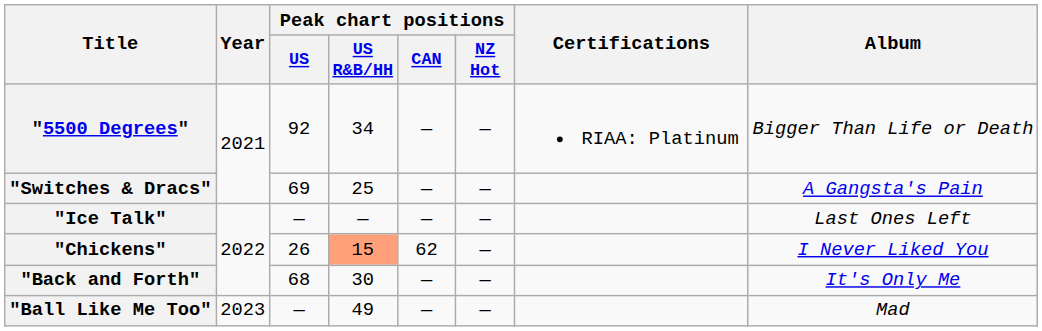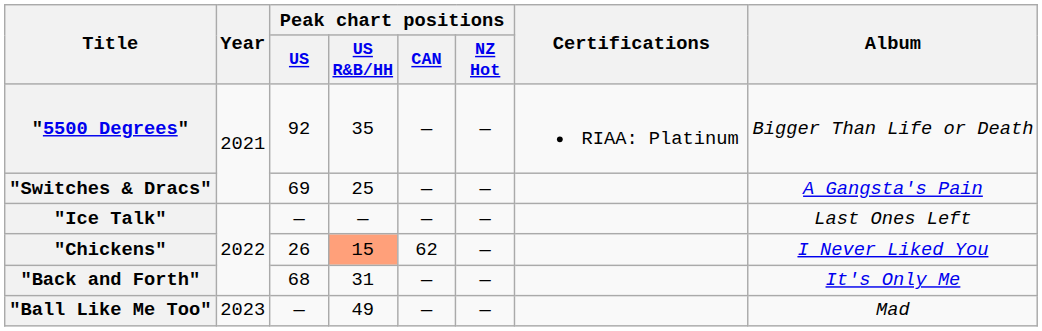(363, 128) 34 -> (363, 128) 35
(363, 280) 30 -> (363, 280) 31
